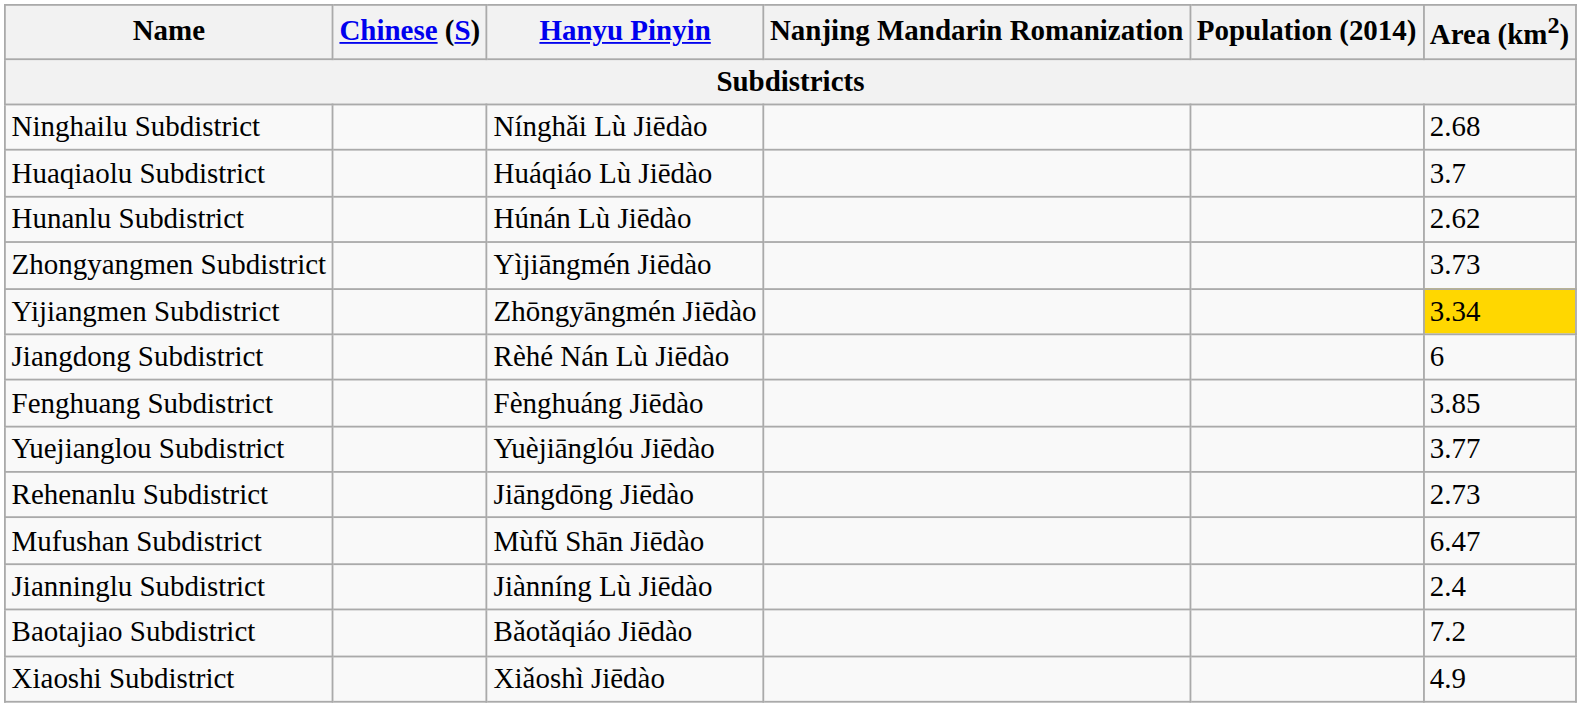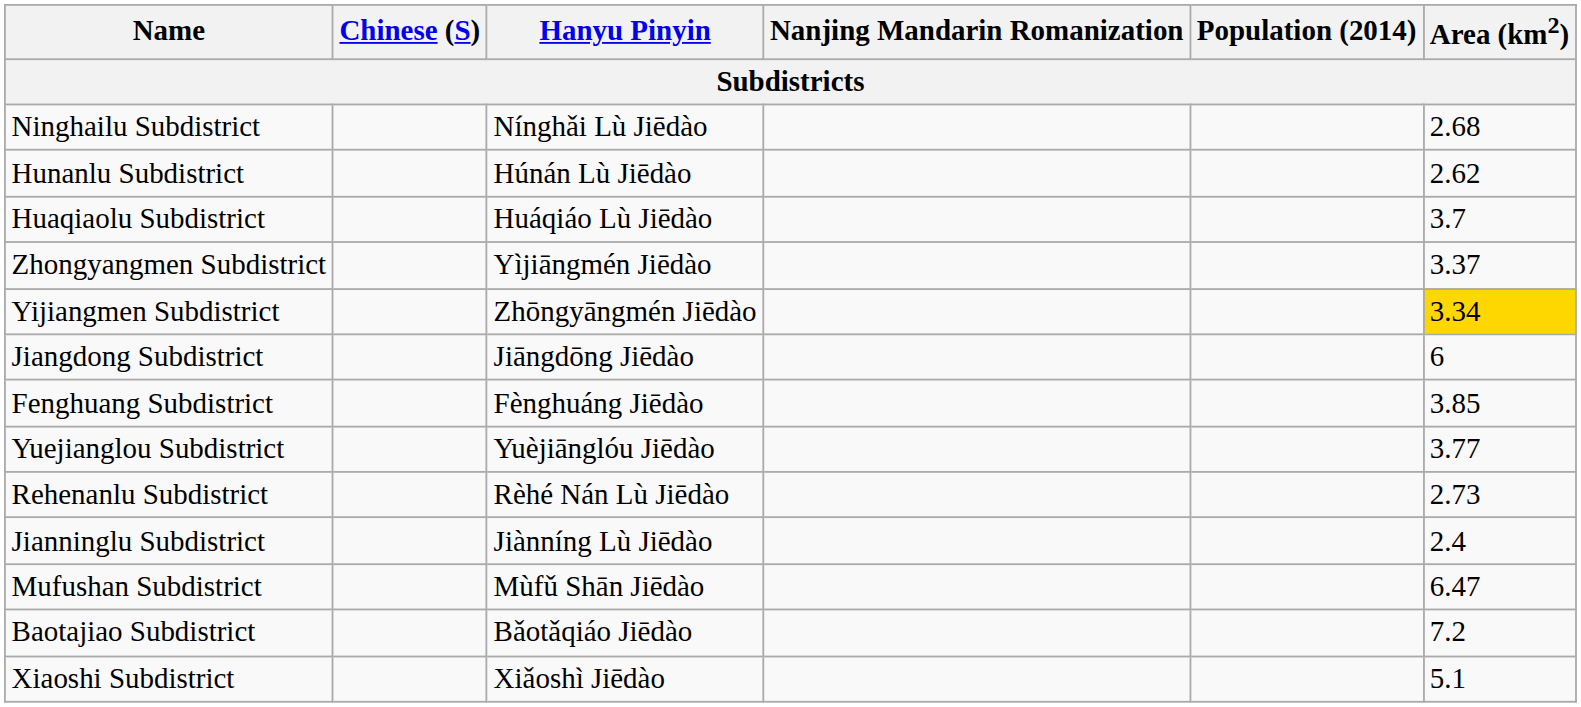rows swapped: (138, 173) <-> (128, 219)
(1455, 264) 3.73 -> (1455, 264) 3.37
(611, 356) Rèhé Nán Lù Jiēdào -> (594, 356) Jiāngdōng Jiēdào
(594, 494) Jiāngdōng Jiēdào -> (611, 494) Rèhé Nán Lù Jiēdào
rows swapped: (137, 540) <-> (138, 586)
(1448, 678) 4.9 -> (1448, 678) 5.1
